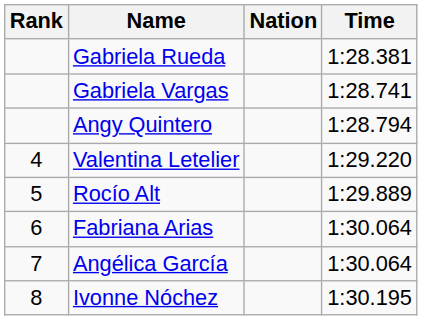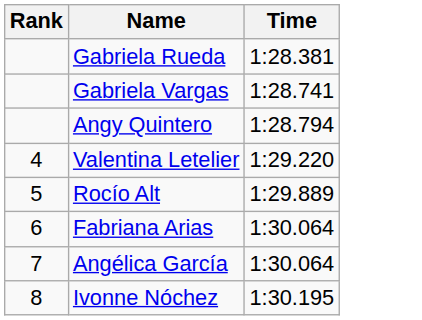- column: (283, 21)
